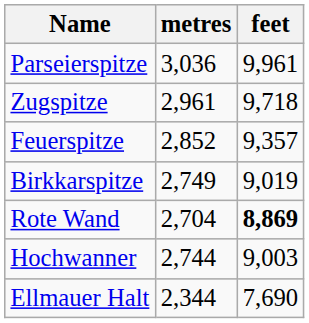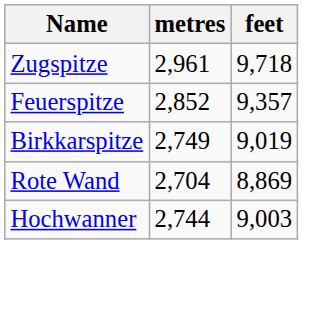- row: (79, 63)
(270, 219) bold -> (264, 180) normal
- row: (80, 297)
